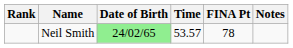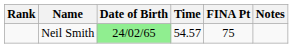(187, 33) 53.57 -> (187, 33) 54.57
(228, 33) 78 -> (228, 33) 75
